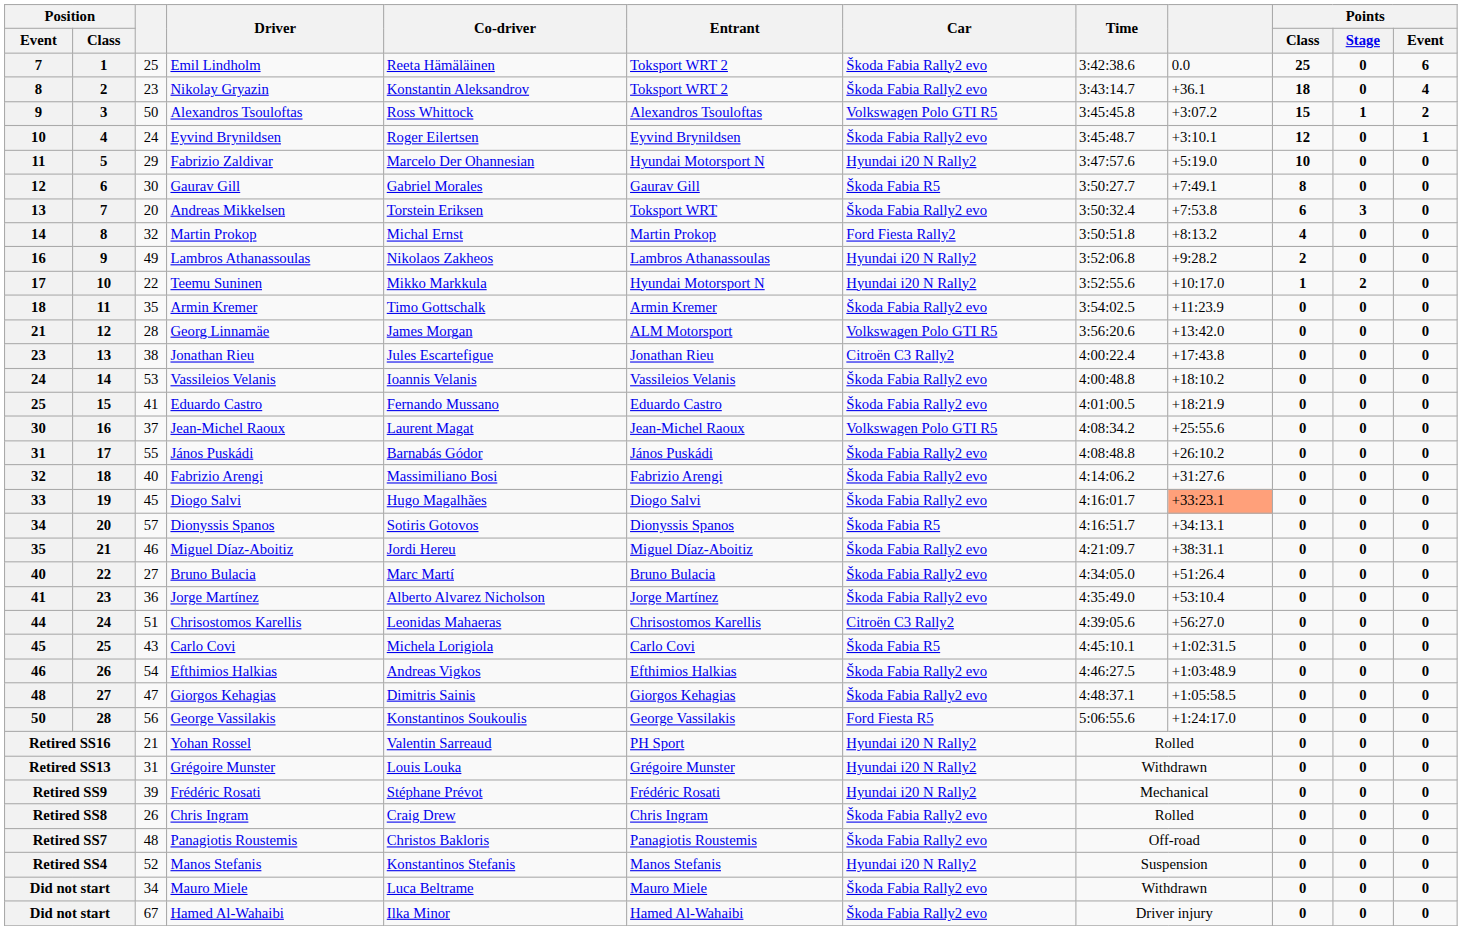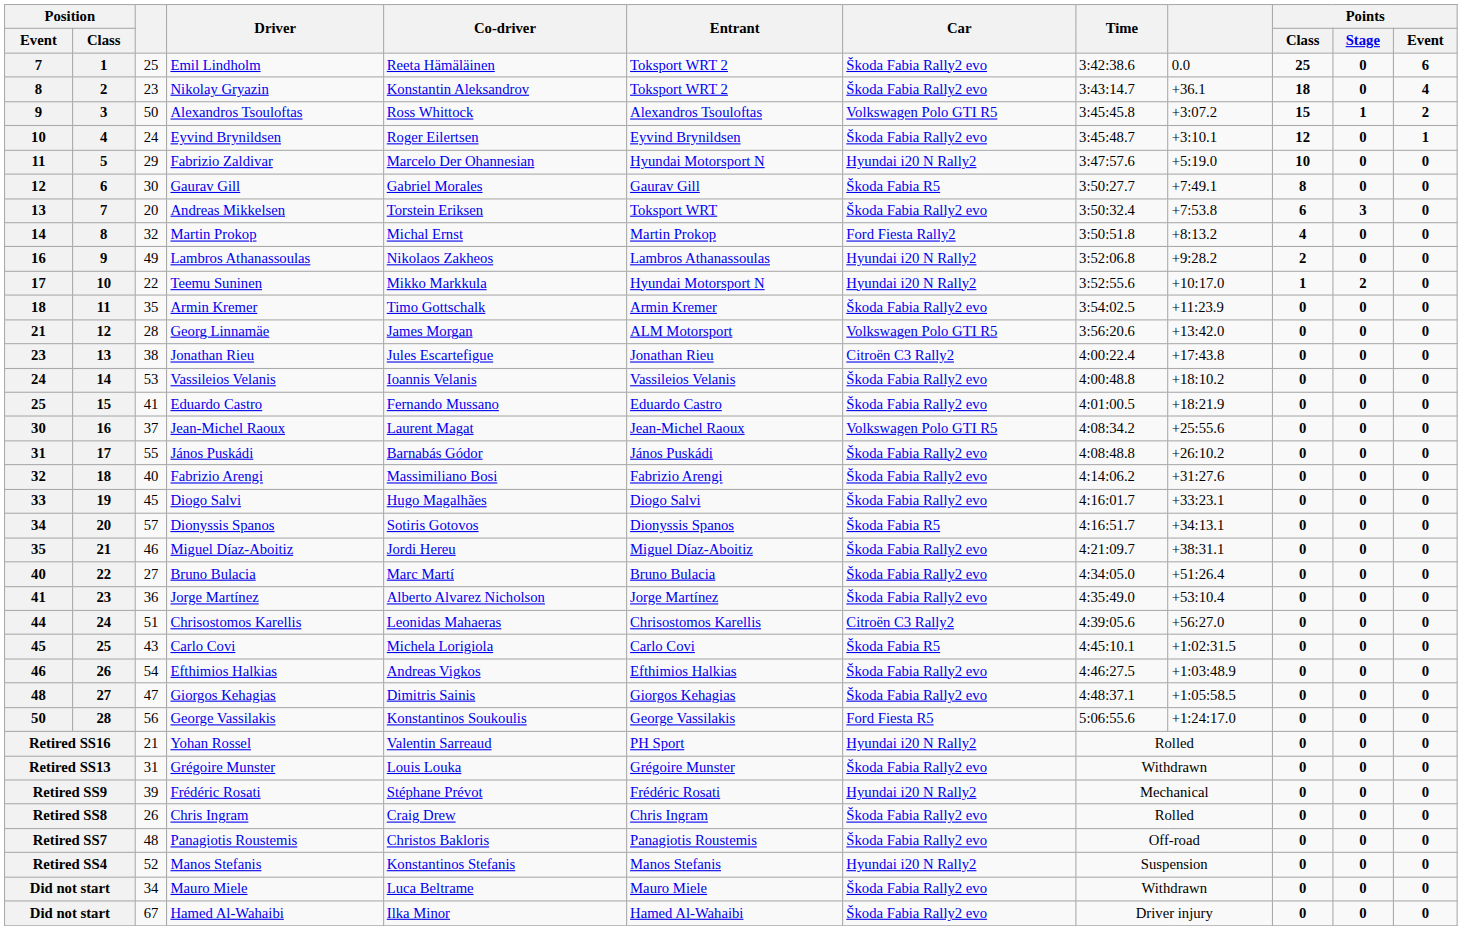(1198, 500) lightsalmon background -> (1198, 500) no background
(911, 767) Hyundai i20 N Rally2 -> (917, 767) Škoda Fabia Rally2 evo
